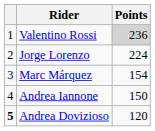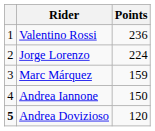(138, 35) lightgrey background -> (138, 35) no background
(138, 75) 154 -> (138, 75) 159
